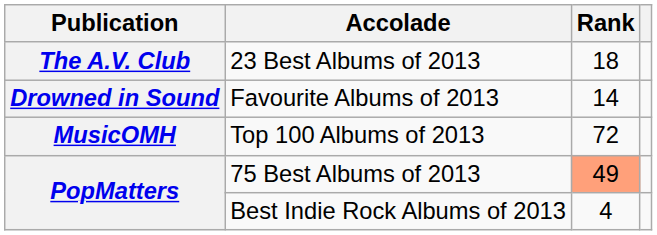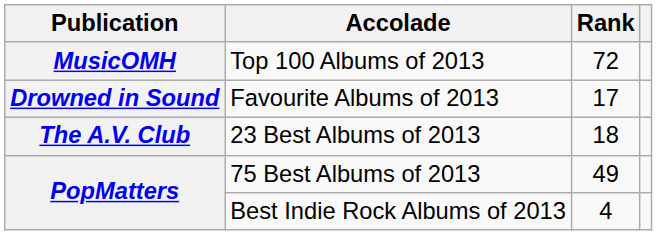rows swapped: (355, 60) <-> (357, 135)
(606, 98) 14 -> (606, 98) 17
(606, 173) lightsalmon background -> (606, 173) no background
